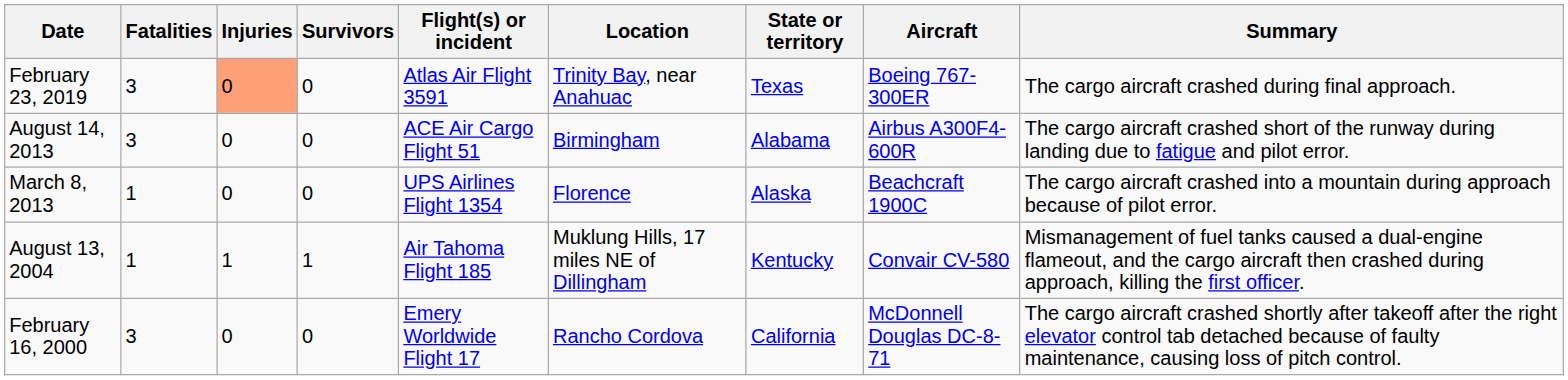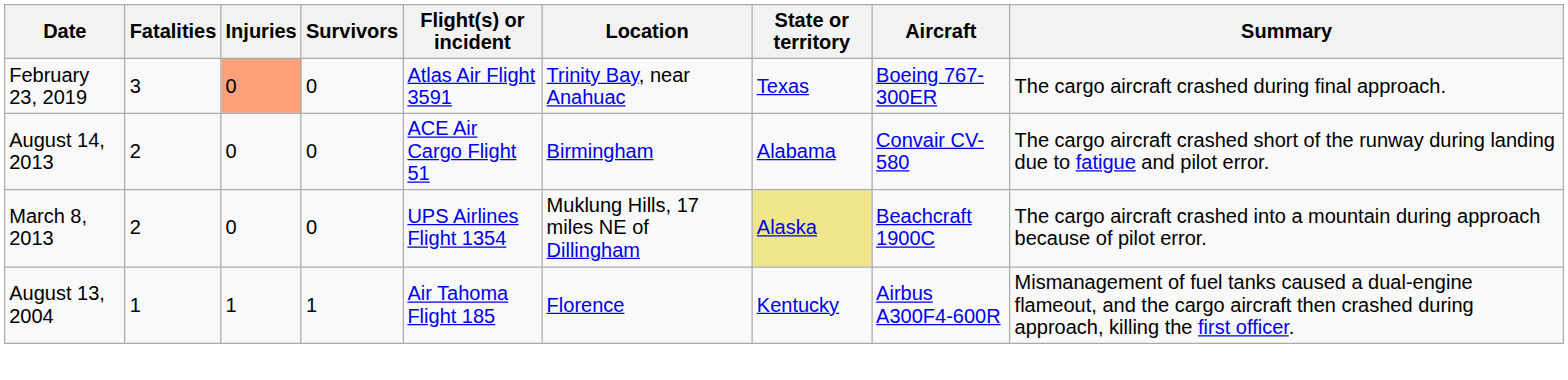(131, 140) 3 -> (135, 151) 2
(937, 140) Airbus A300F4-600R -> (930, 151) Convair CV-580
(131, 194) 1 -> (135, 228) 2
(592, 194) Florence -> (623, 228) Muklung Hills, 17 miles NE of Dillingham
(781, 194) no background -> (787, 228) khaki background
(629, 259) Muklung Hills, 17 miles NE of Dillingham -> (586, 304) Florence
(939, 259) Convair CV-580 -> (938, 304) Airbus A300F4-600R
- row: (49, 336)
